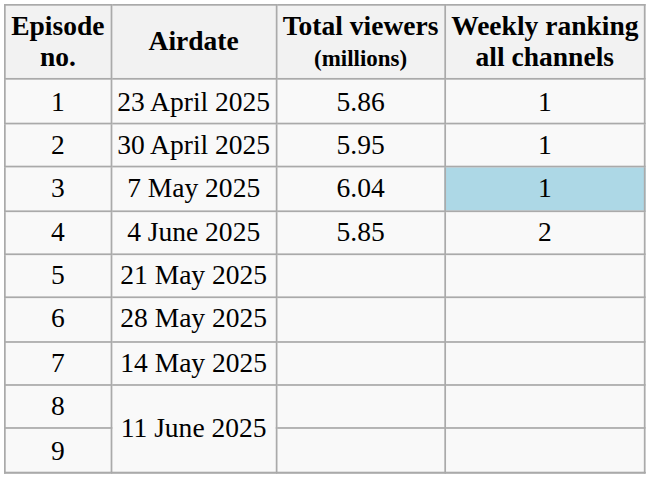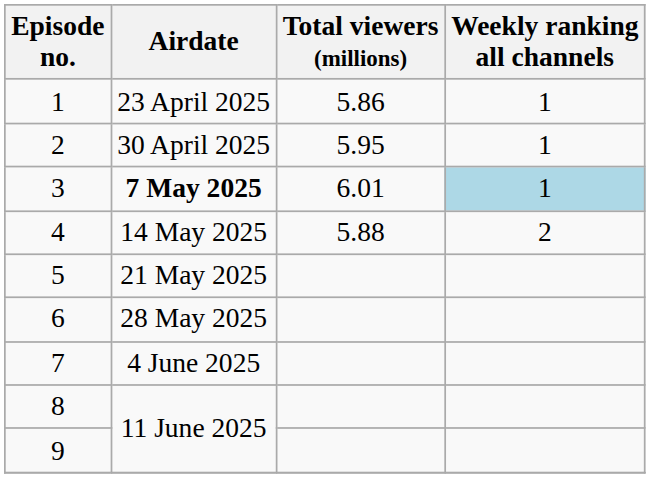(194, 188) normal -> (194, 188) bold
(361, 188) 6.04 -> (361, 188) 6.01
(194, 231) 4 June 2025 -> (194, 231) 14 May 2025
(361, 231) 5.85 -> (361, 231) 5.88
(194, 362) 14 May 2025 -> (194, 362) 4 June 2025
